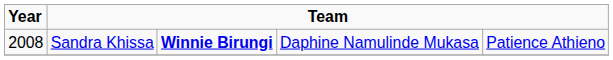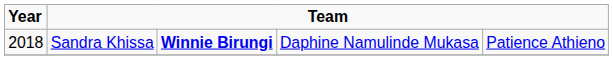(26, 42) 2008 -> (26, 42) 2018
